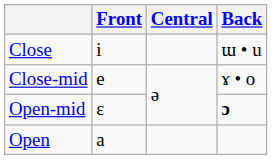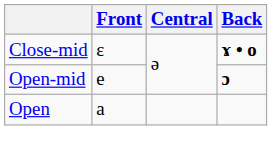- row: (30, 49)
(101, 79) e -> (100, 49) ɛ
(238, 79) normal -> (239, 49) bold
(100, 109) ɛ -> (101, 79) e
